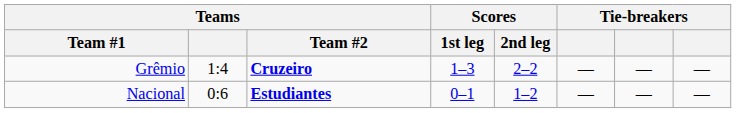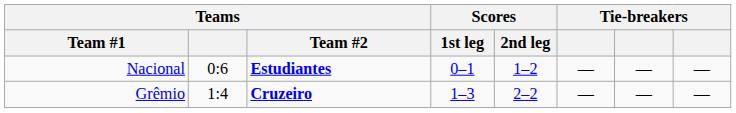rows swapped: (160, 68) <-> (156, 94)
